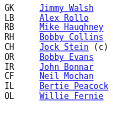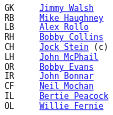rows swapped: (9, 28) <-> (9, 18)
+ row: (9, 57)
